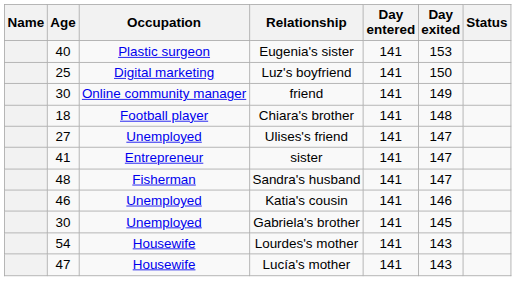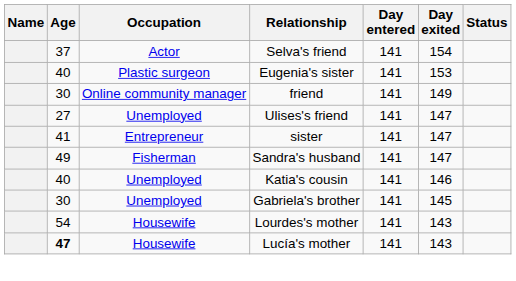+ row: (306, 51)
- row: (306, 72)
- row: (306, 115)
(63, 179) 48 -> (63, 158) 49
(63, 200) 46 -> (63, 179) 40
(63, 264) normal -> (63, 243) bold
